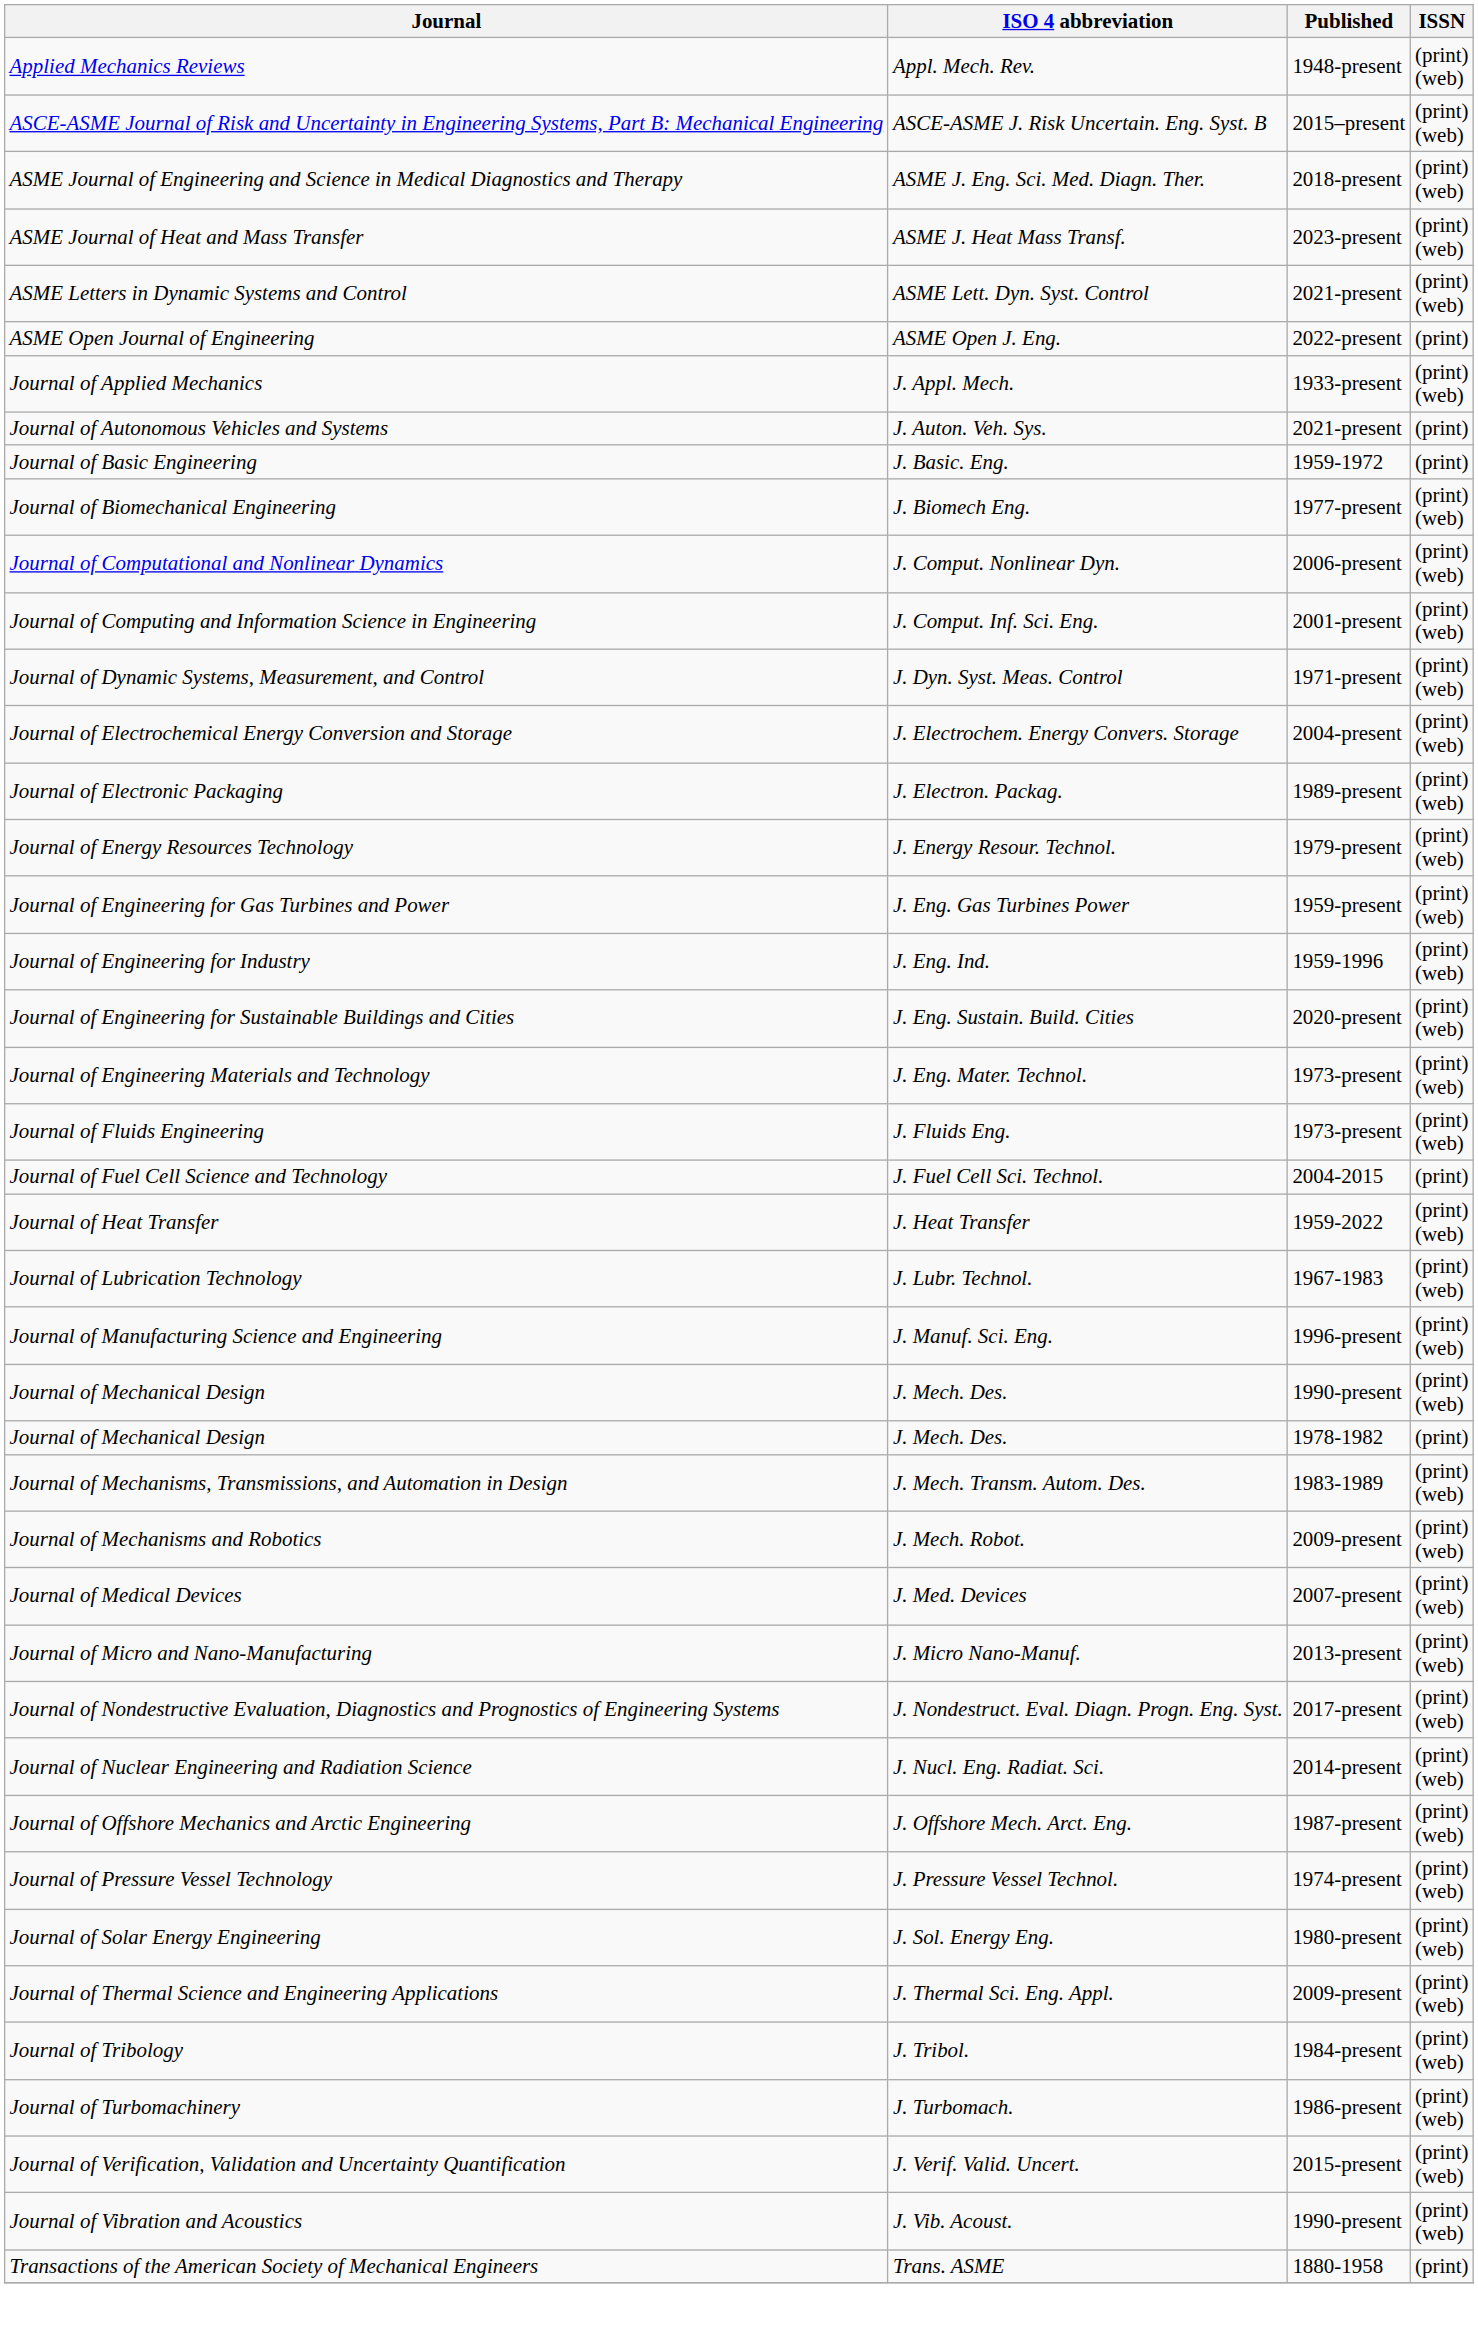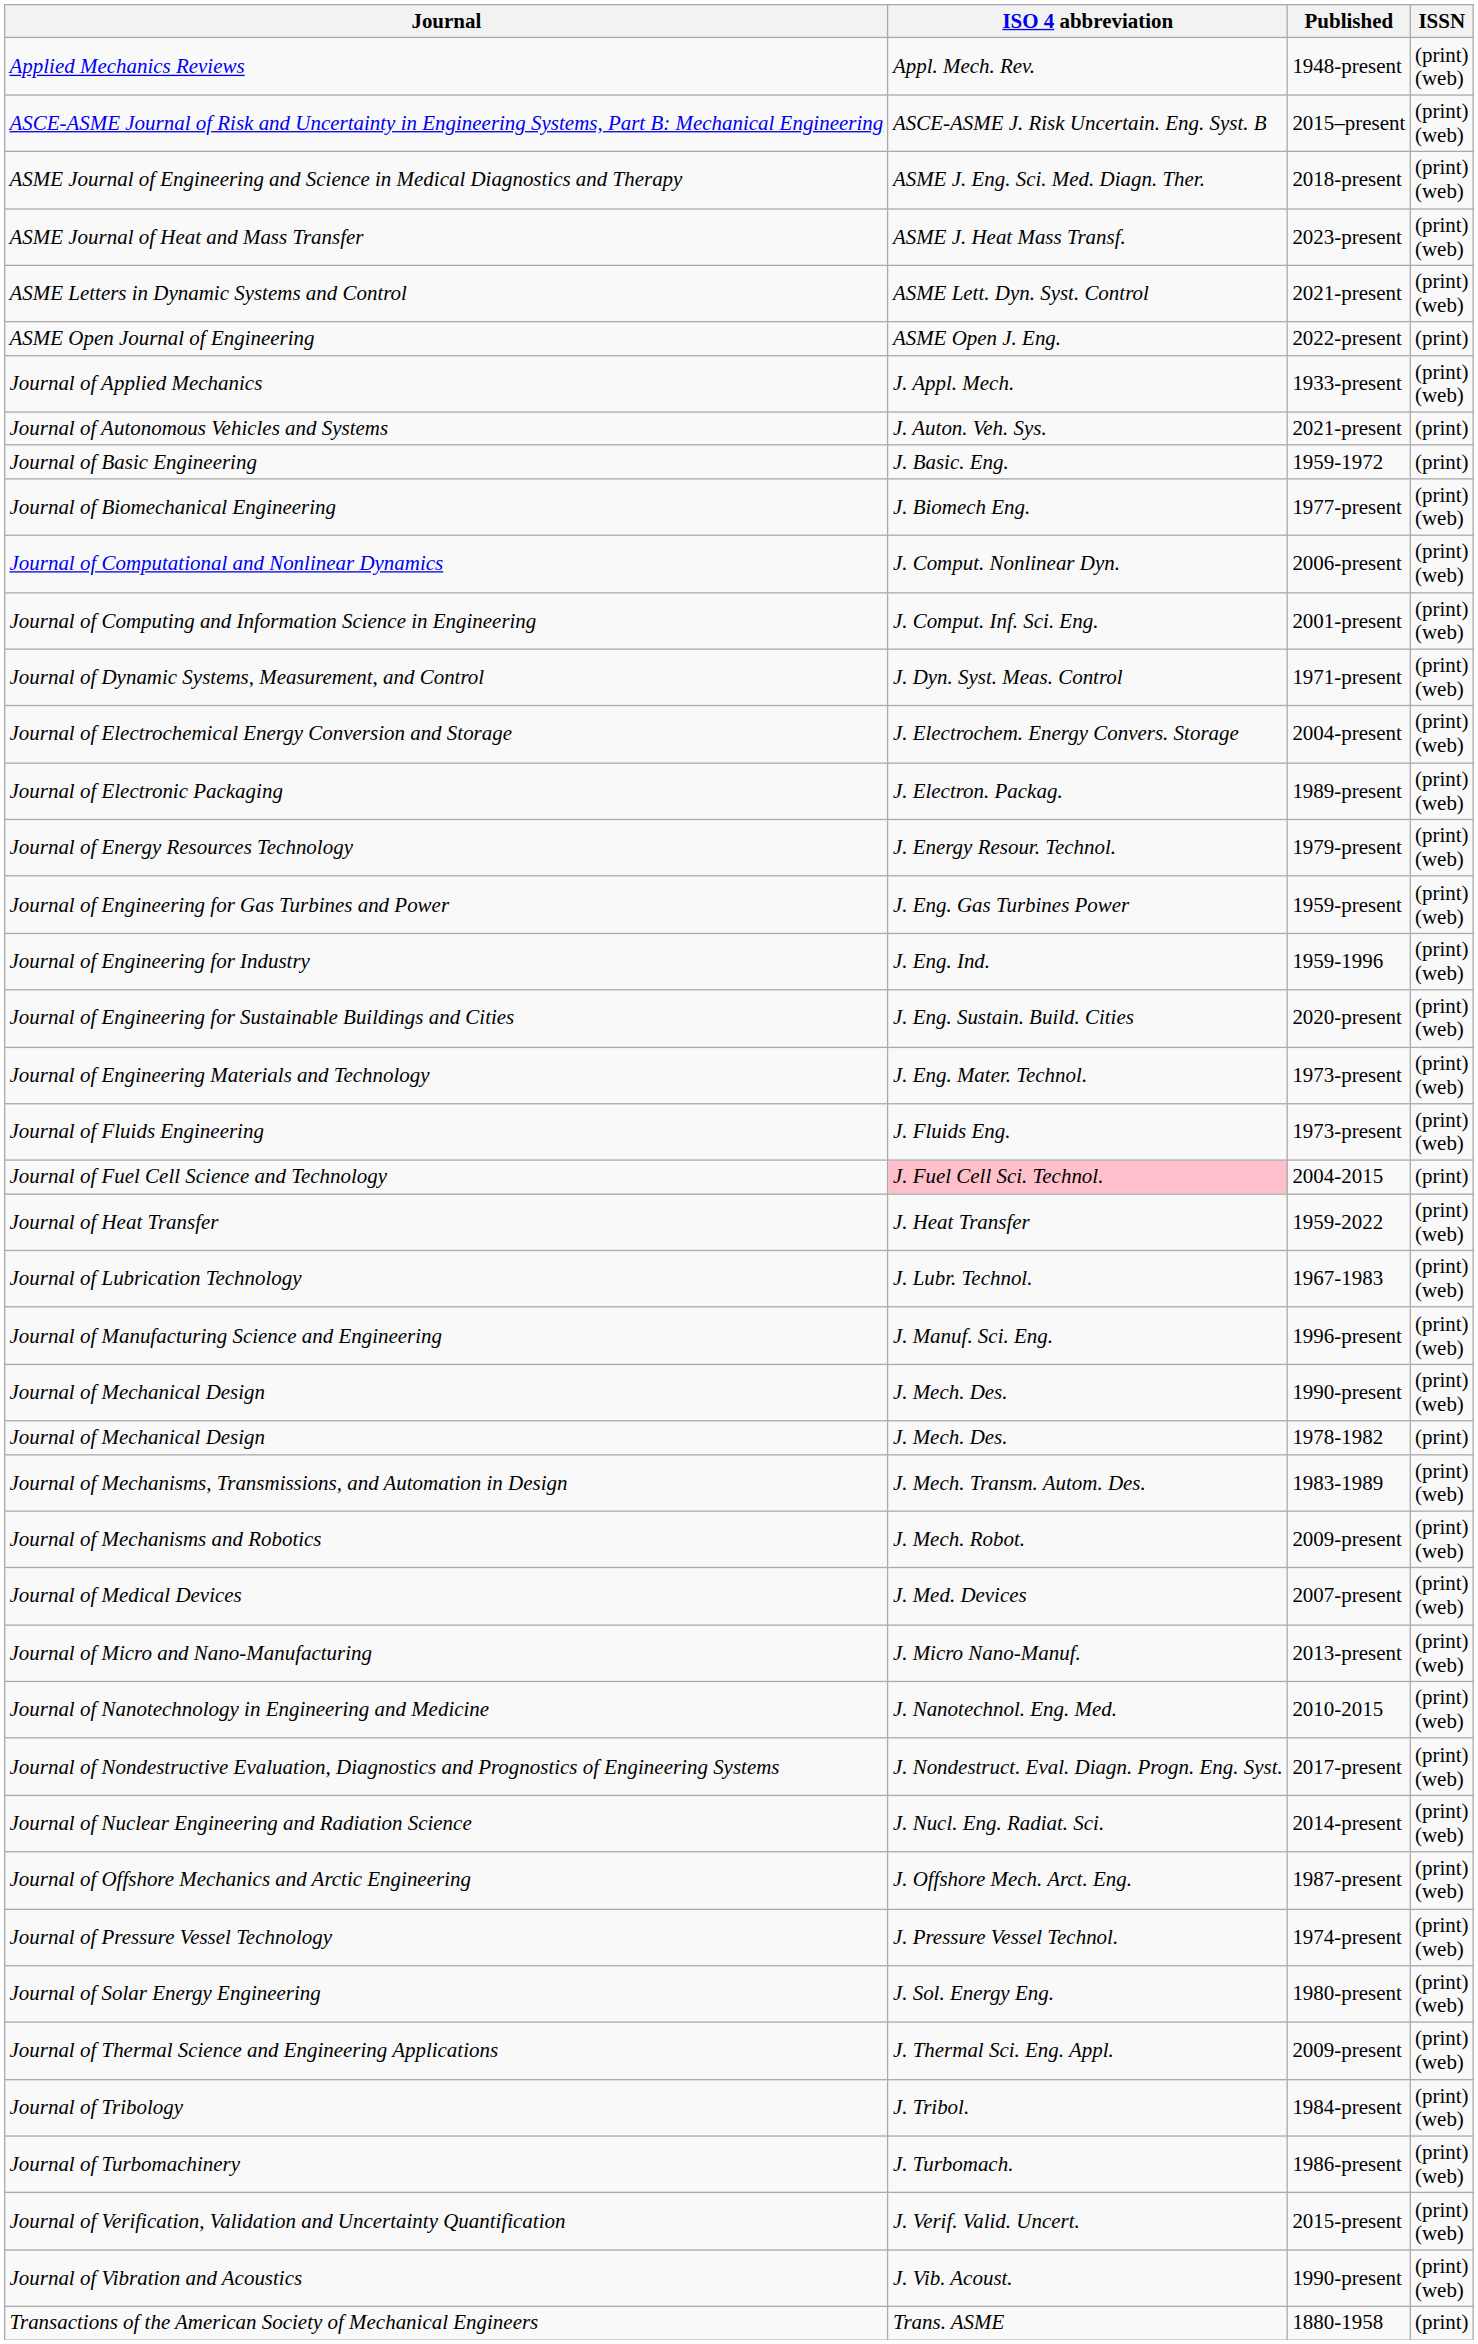(998, 1176) no background -> (998, 1176) pink background
+ row: (249, 1709)
